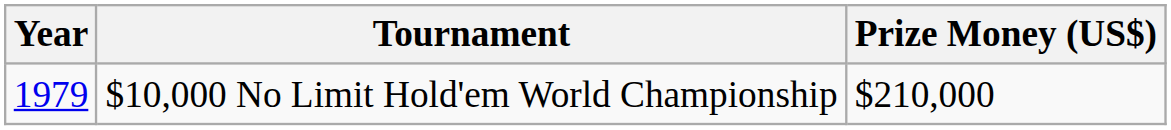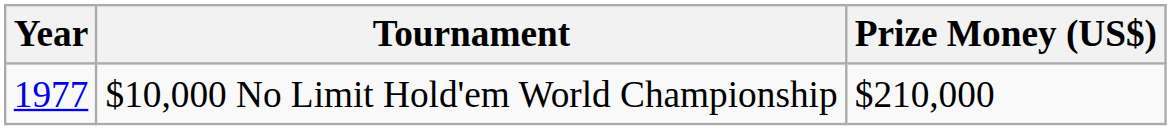(51, 93) 1979 -> (51, 93) 1977
